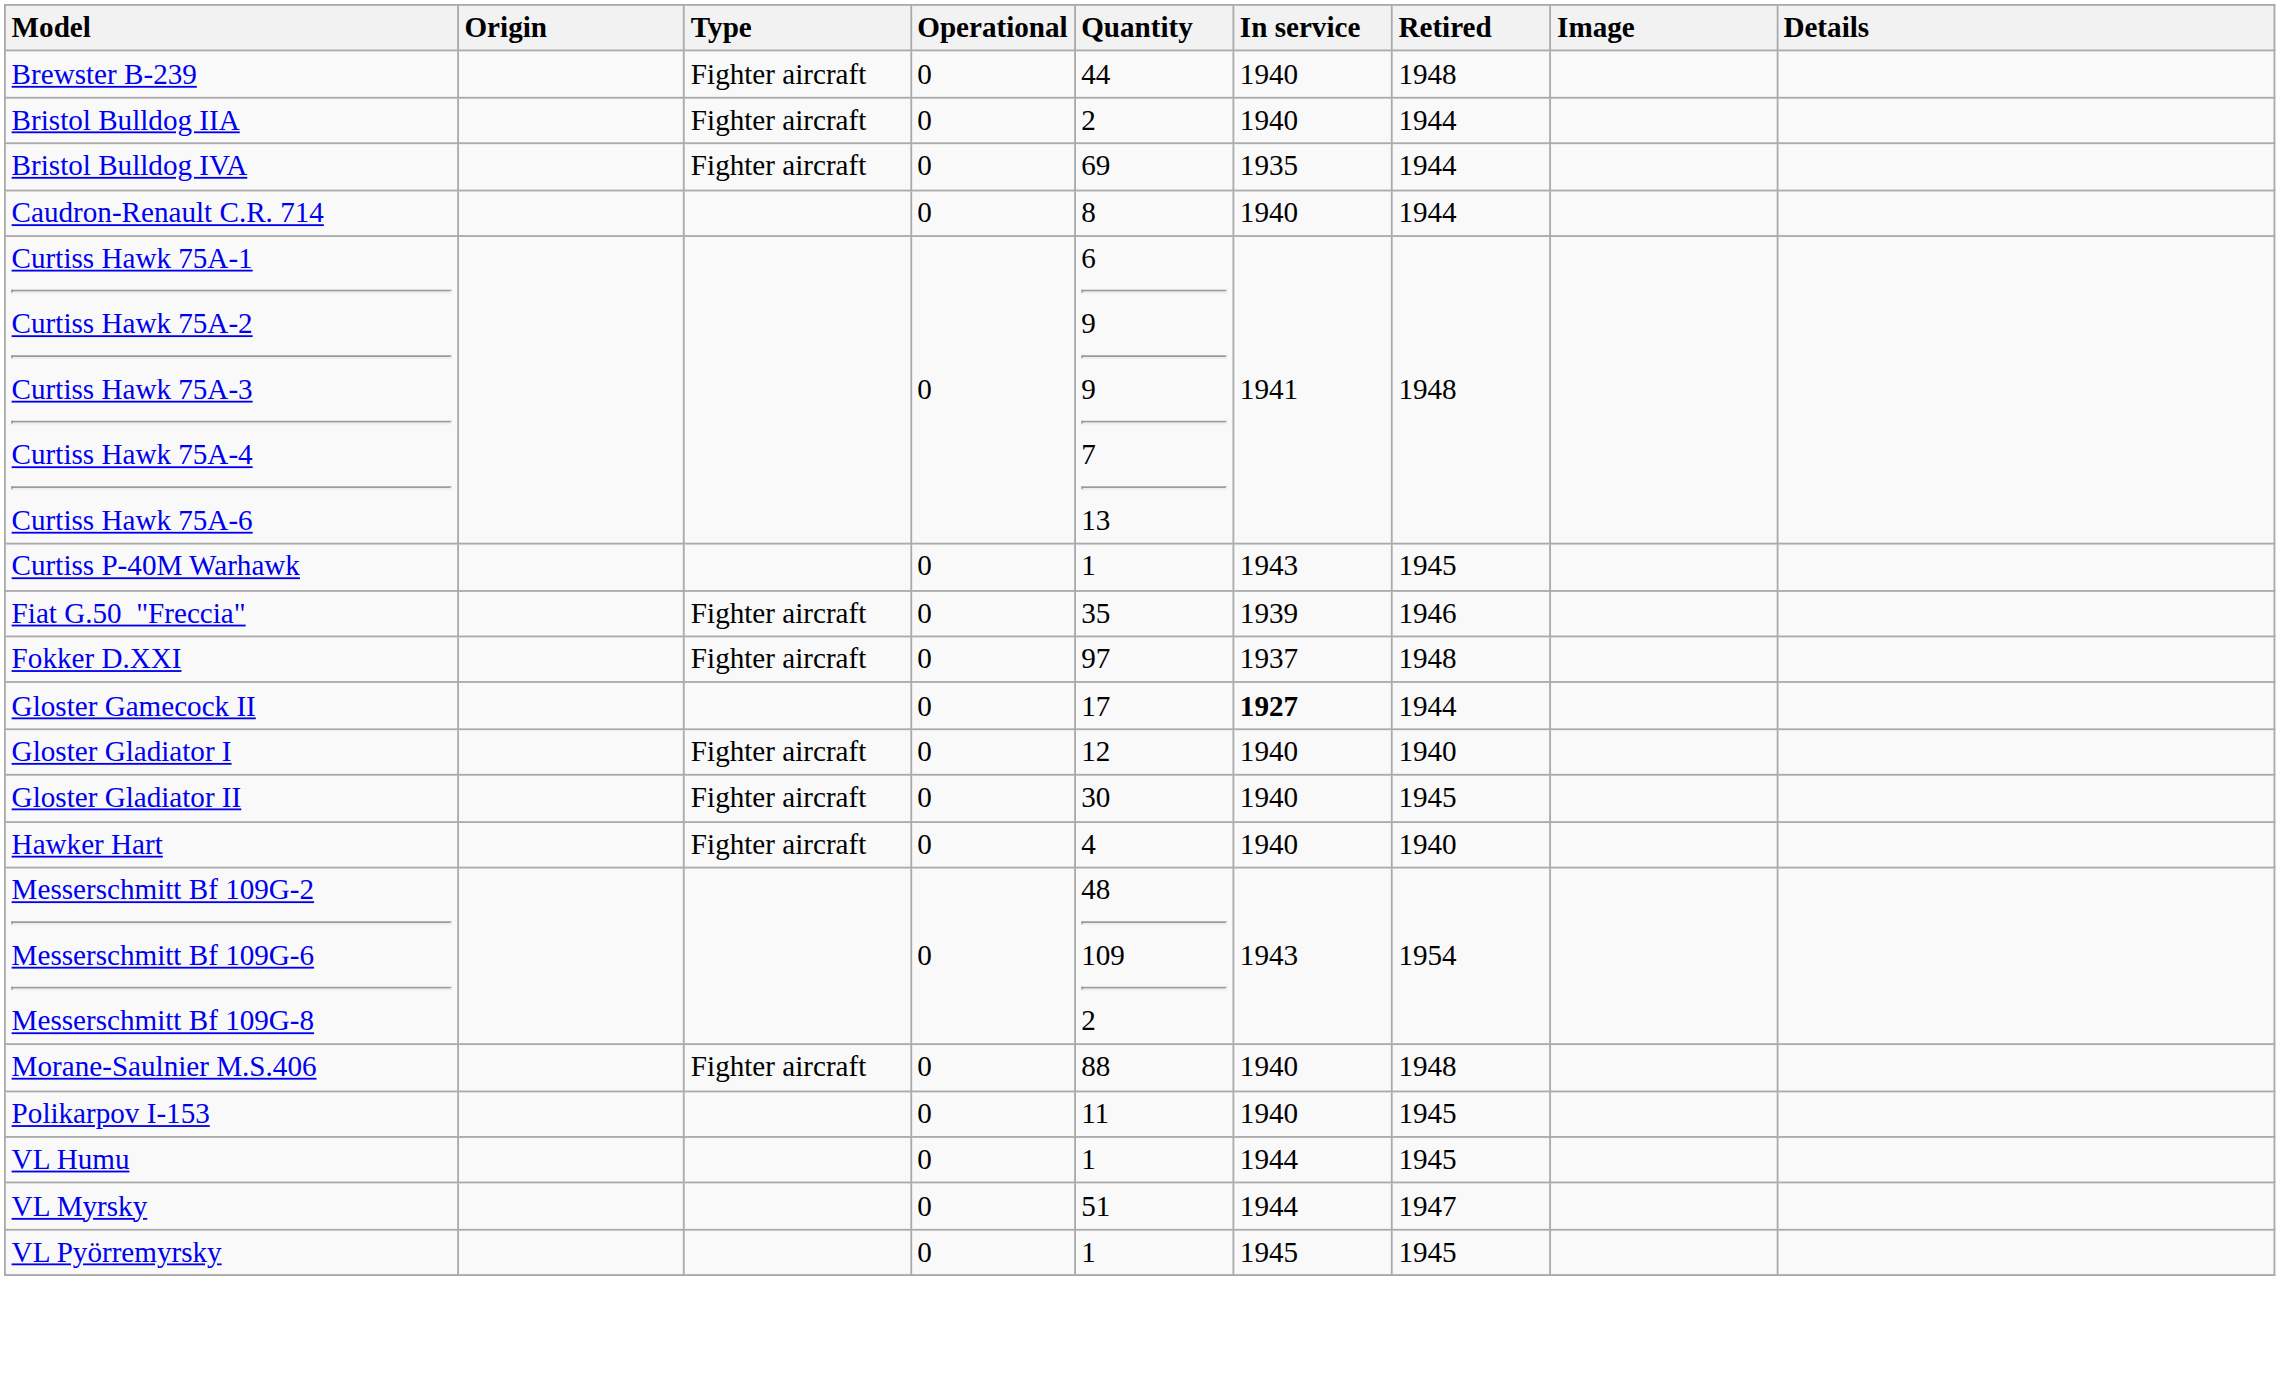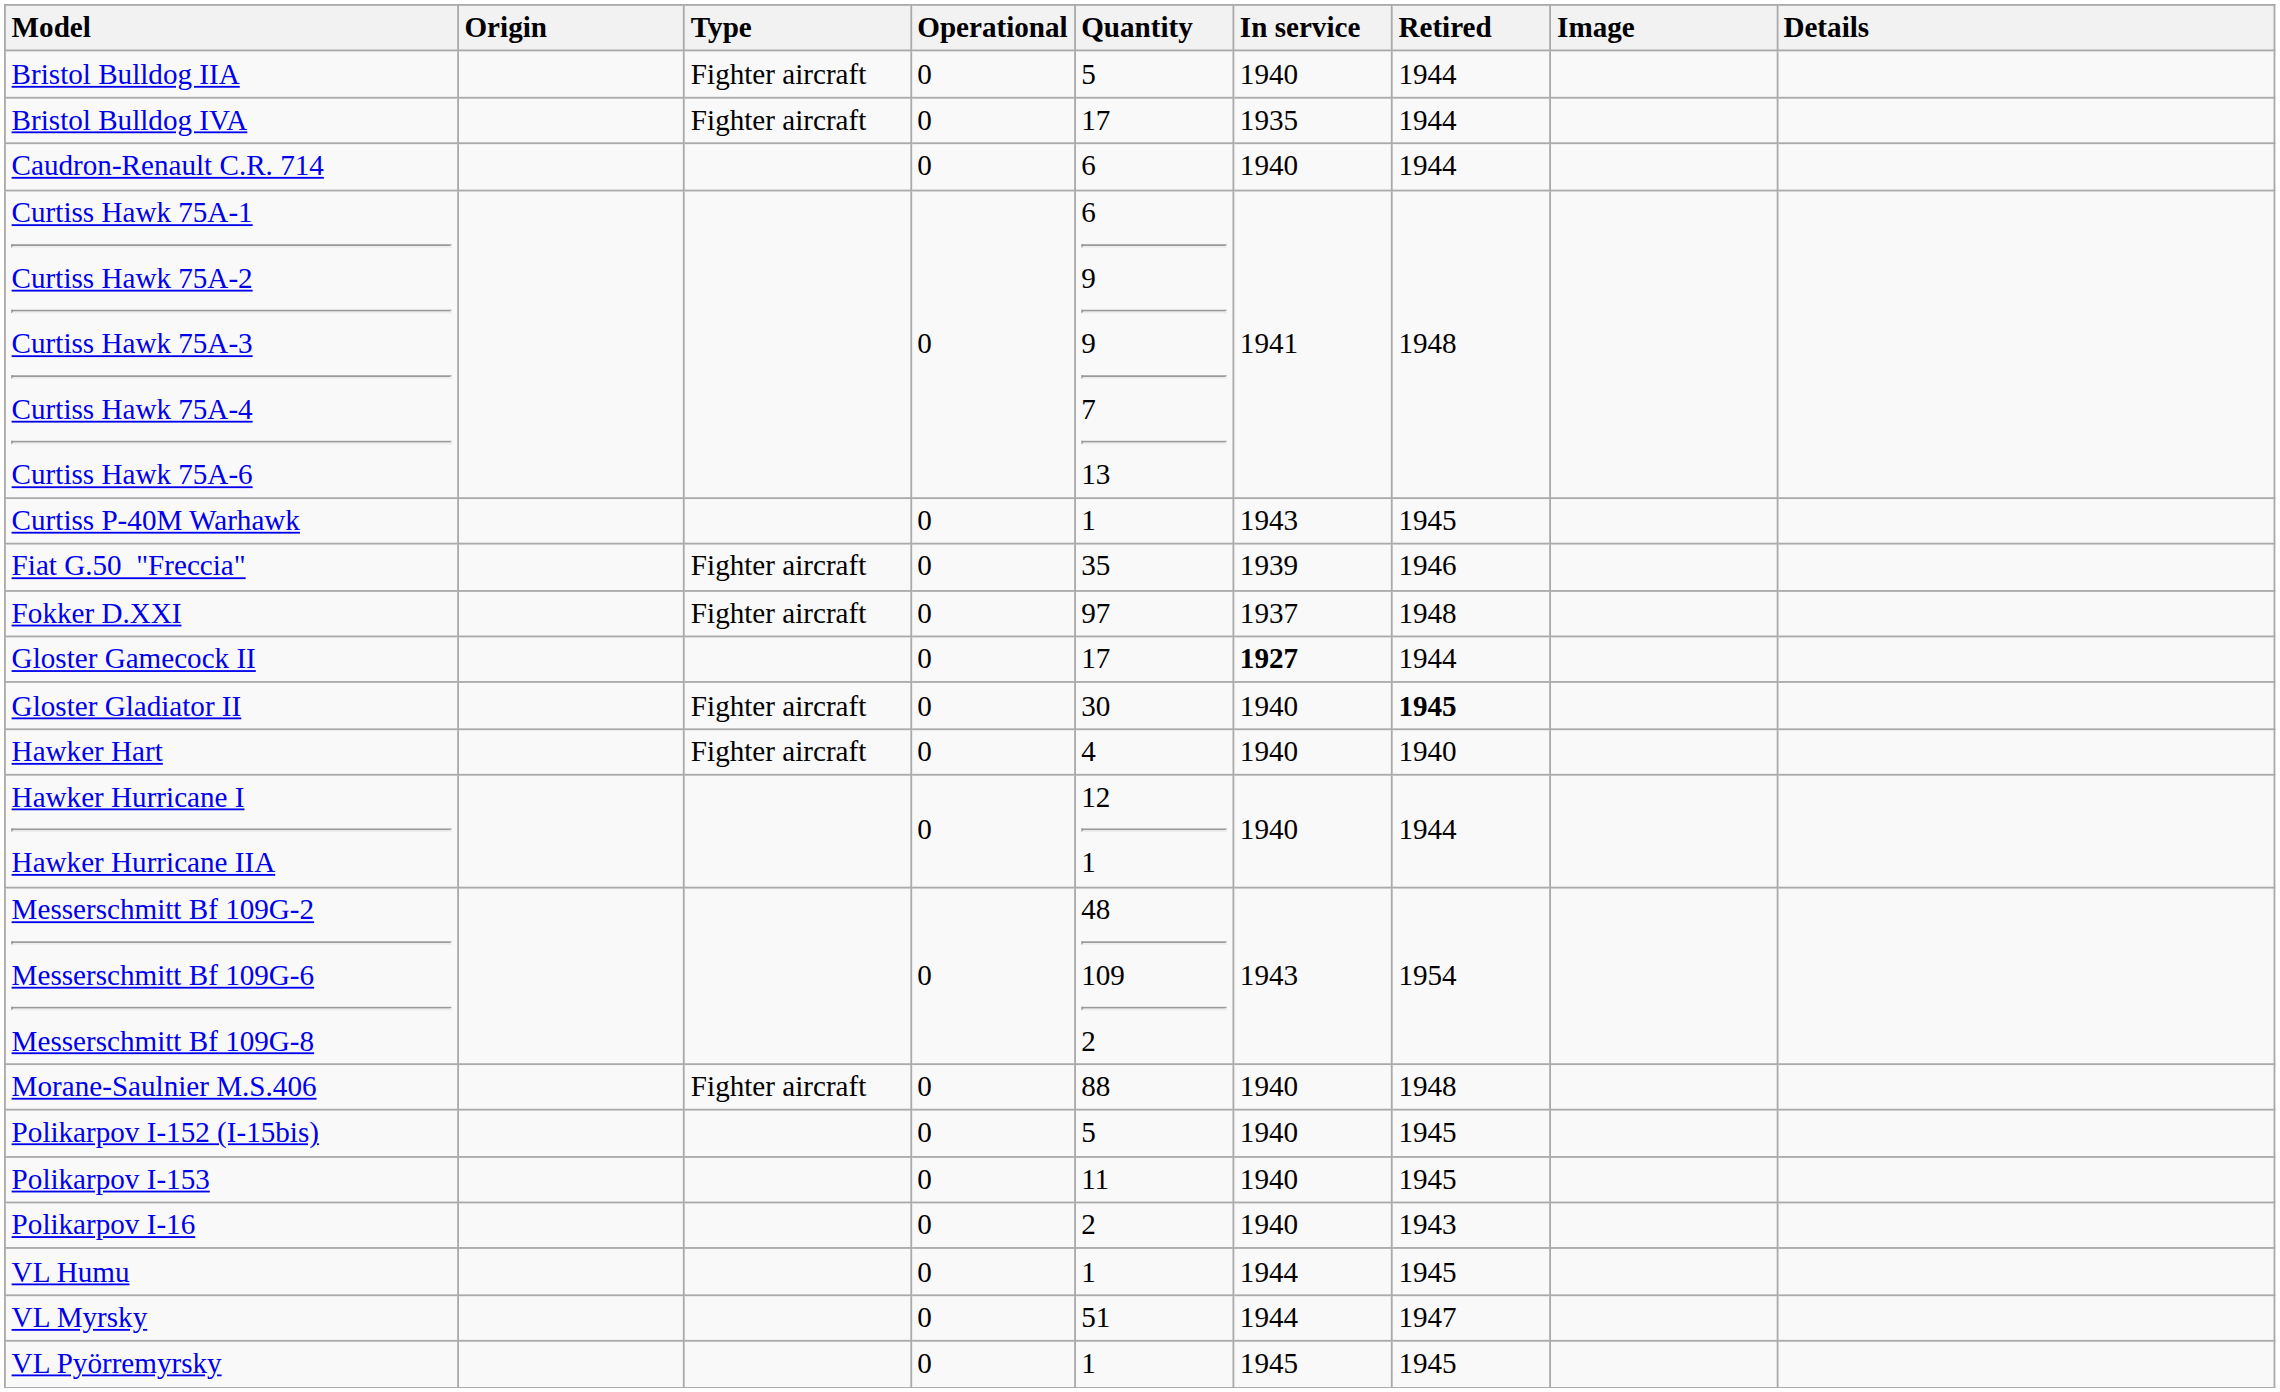- row: (104, 73)
(1088, 119) 2 -> (1088, 73) 5
(1096, 166) 69 -> (1096, 119) 17
(1088, 212) 8 -> (1088, 166) 6
- row: (122, 751)
(1428, 797) normal -> (1428, 705) bold
+ row: (231, 830)
+ row: (165, 1132)
+ row: (103, 1225)
